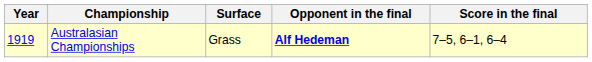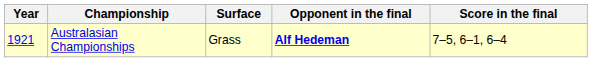(21, 40) 1919 -> (21, 40) 1921
